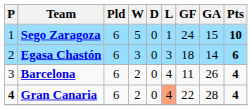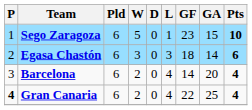(188, 34) 24 -> (188, 34) 23
(188, 74) 11 -> (188, 74) 14
(212, 74) 26 -> (212, 74) 20
(169, 94) lightsalmon background -> (169, 94) no background
(212, 94) 28 -> (212, 94) 25
